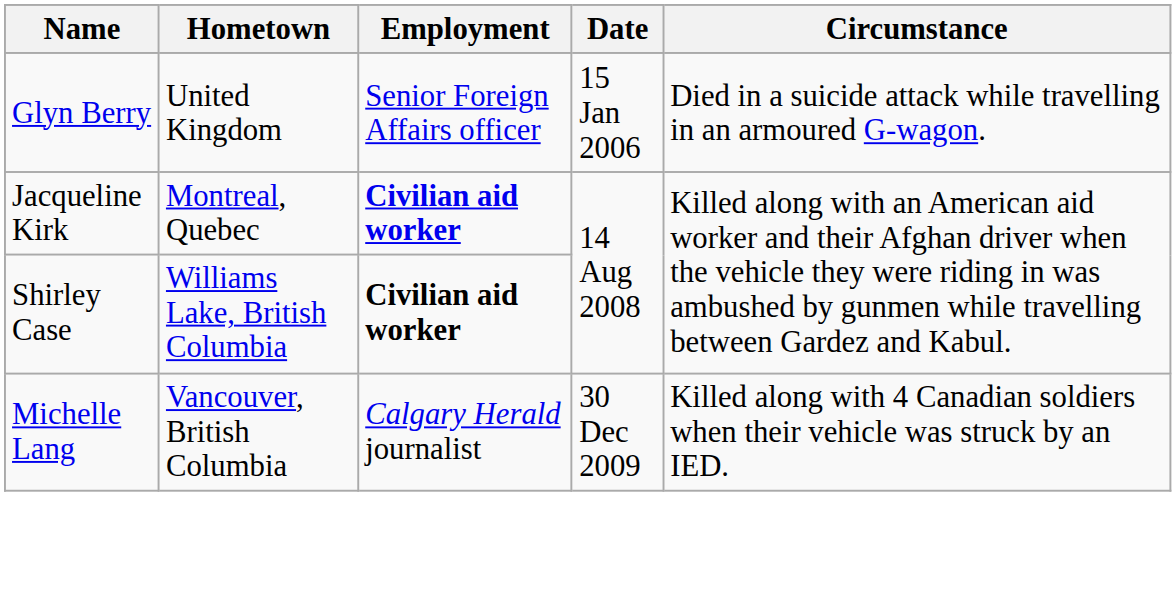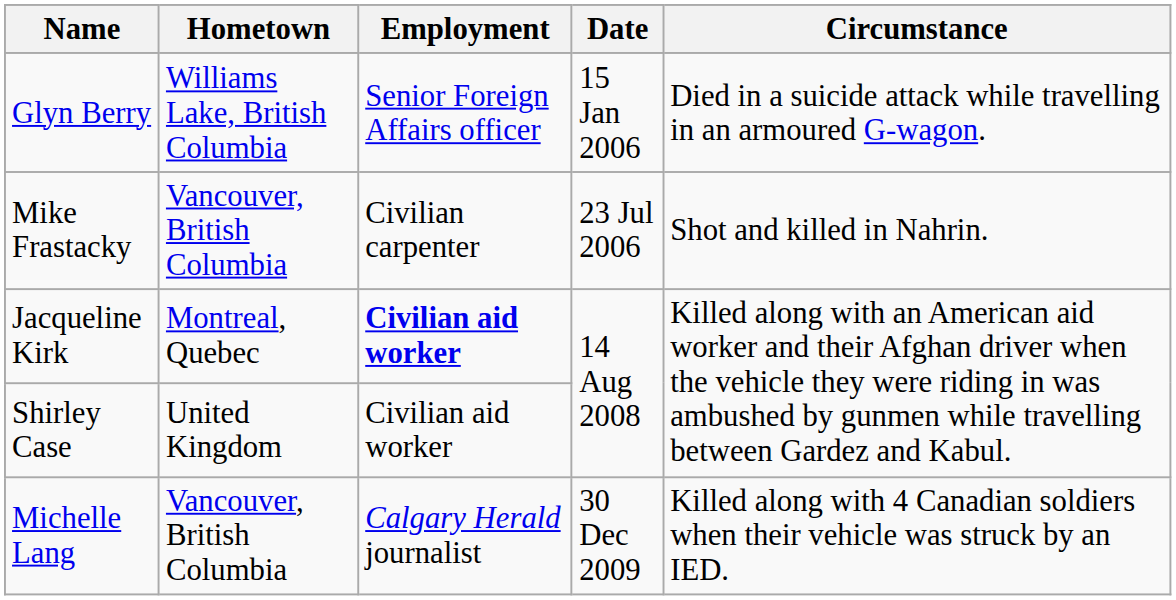(224, 112) United Kingdom -> (246, 112) Williams Lake, British Columbia
+ row: (72, 229)
(246, 313) Williams Lake, British Columbia -> (224, 429) United Kingdom
(442, 313) bold -> (437, 429) normal
